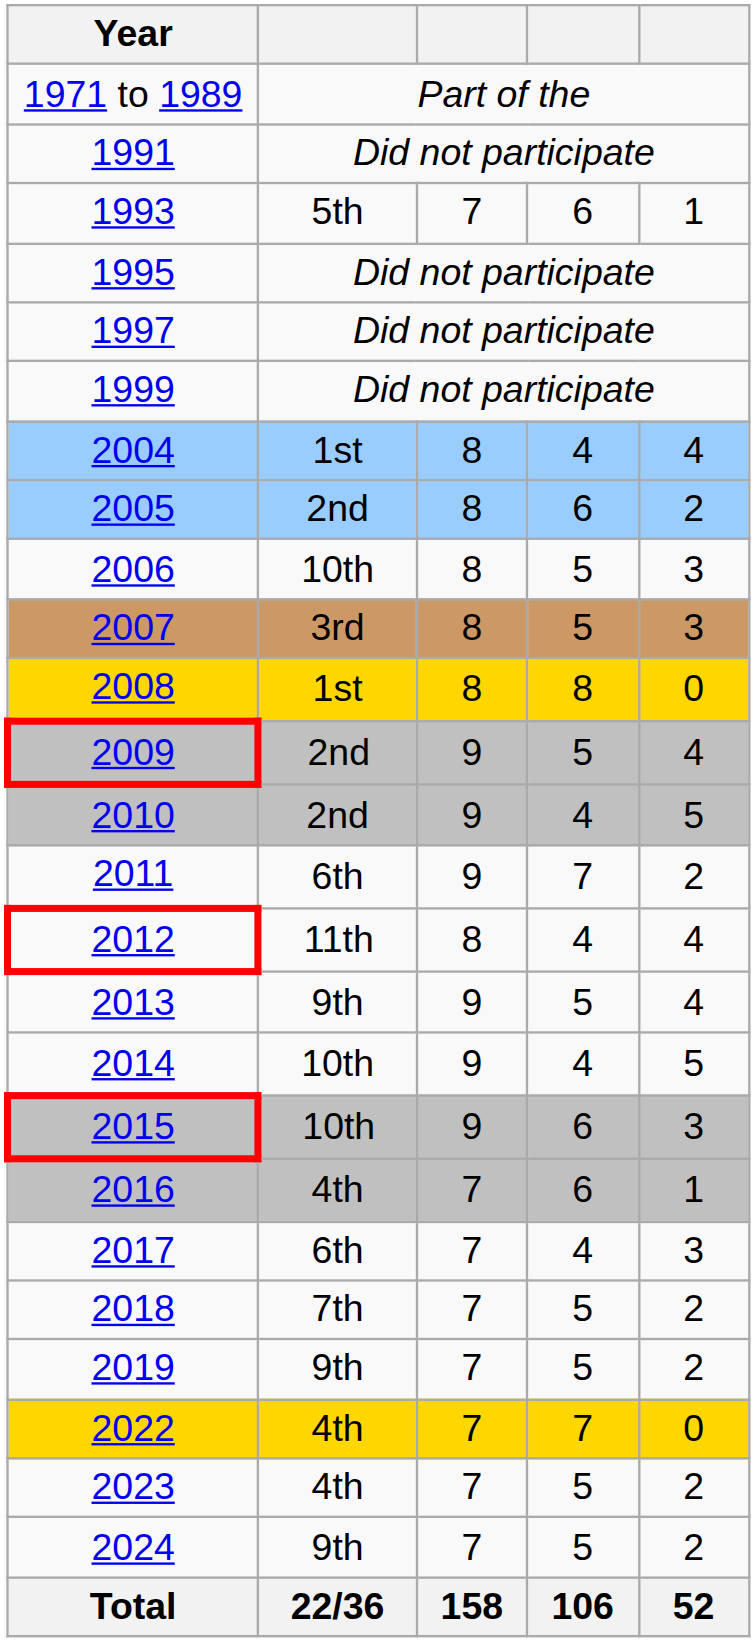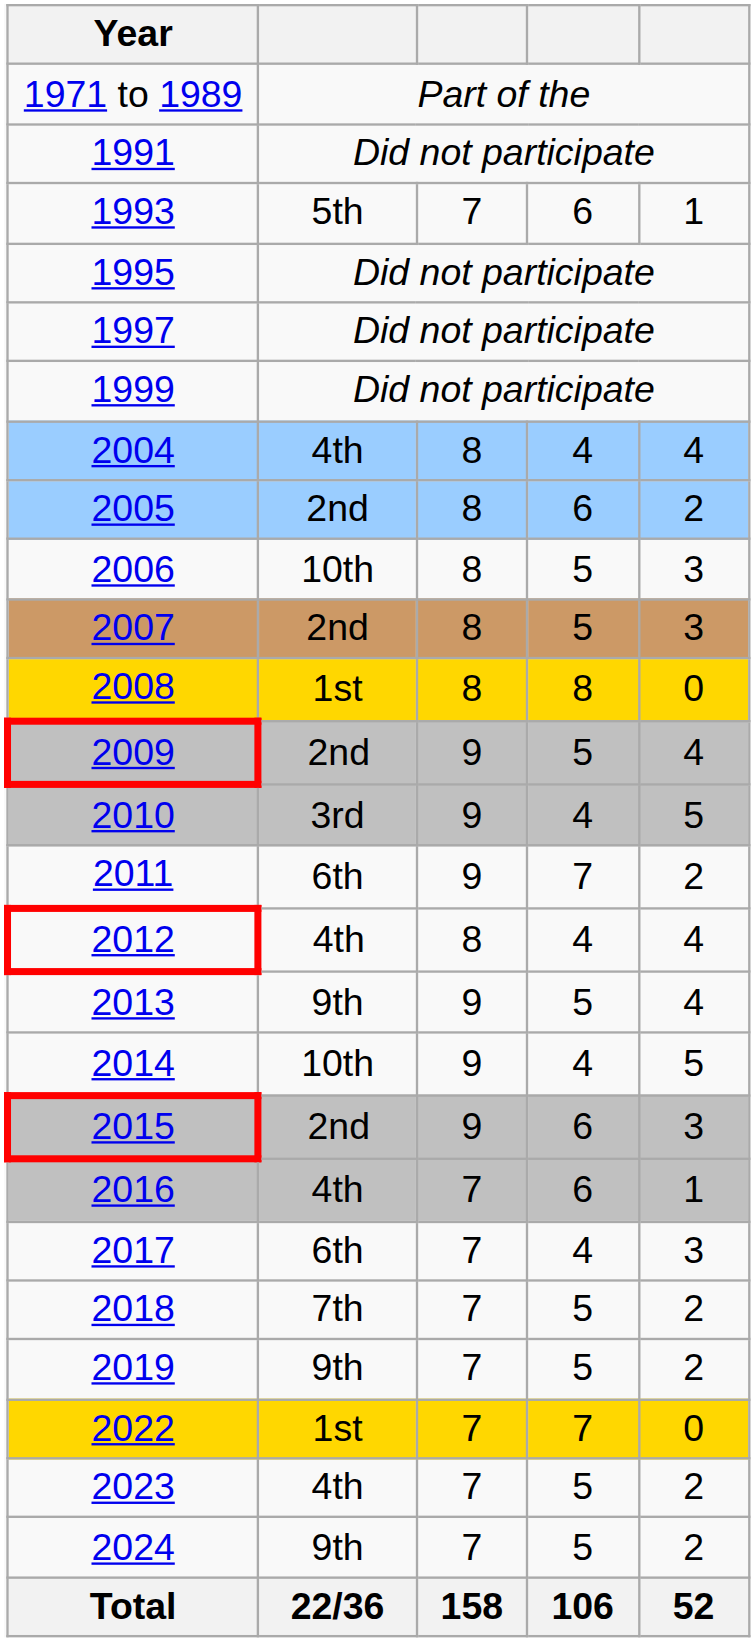(338, 449) 1st -> (338, 449) 4th
(338, 627) 3rd -> (338, 627) 2nd
(338, 814) 2nd -> (338, 814) 3rd
(339, 938) 11th -> (339, 938) 4th
(339, 1126) 10th -> (339, 1126) 2nd
(338, 1427) 4th -> (338, 1427) 1st
